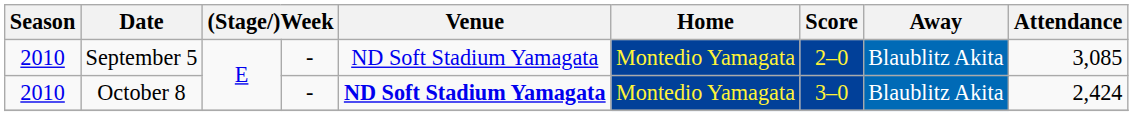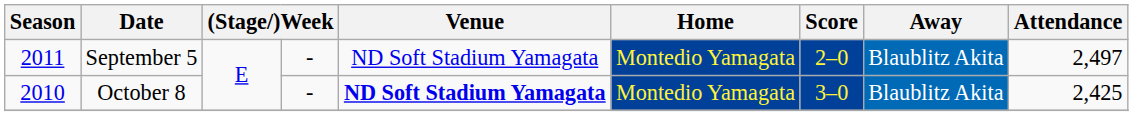(43, 57) 2010 -> (43, 57) 2011
(1097, 57) 3,085 -> (1097, 57) 2,497
(1097, 92) 2,424 -> (1097, 92) 2,425
